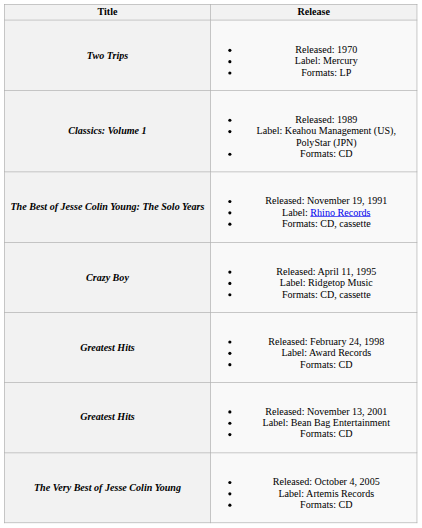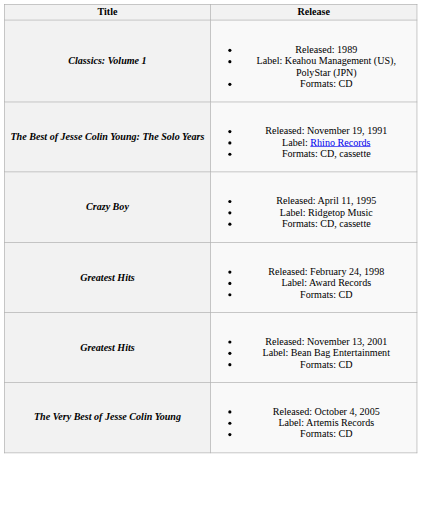- row: (314, 61)
